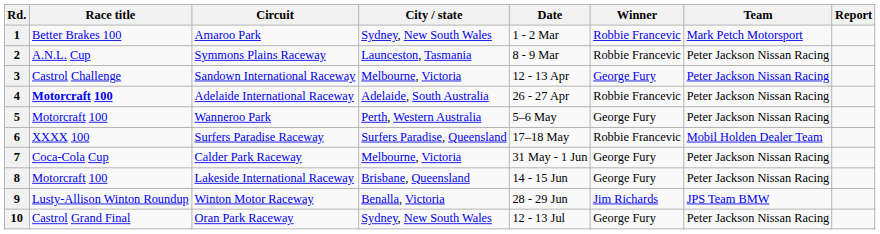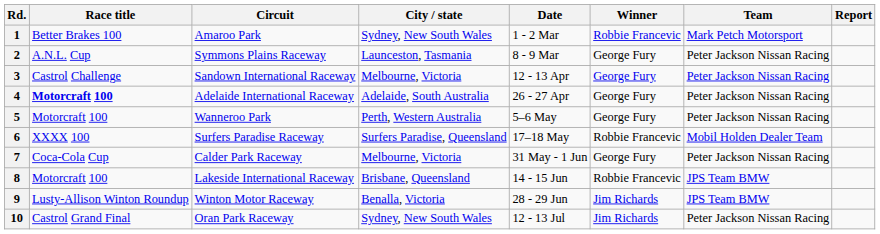(637, 55) Robbie Francevic -> (625, 55) George Fury
(637, 96) Robbie Francevic -> (625, 96) George Fury
(625, 178) George Fury -> (637, 178) Robbie Francevic
(758, 178) Peter Jackson Nissan Racing -> (728, 178) JPS Team BMW
(625, 219) George Fury -> (626, 219) Jim Richards
